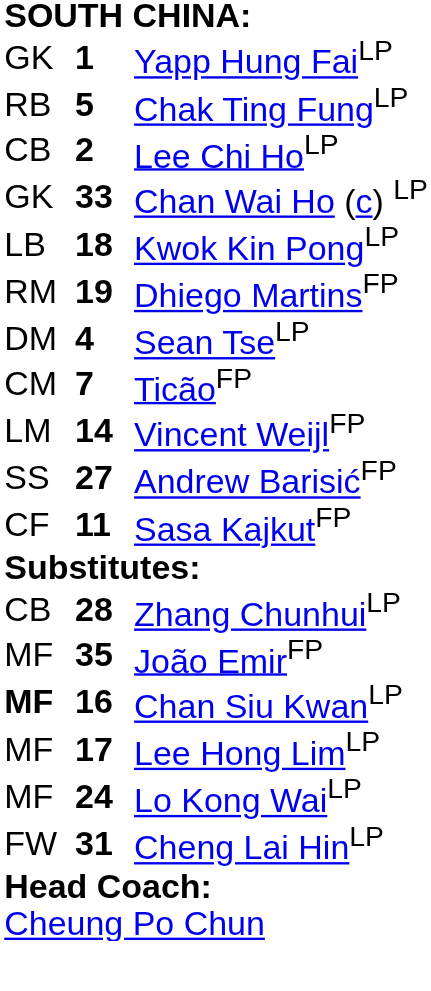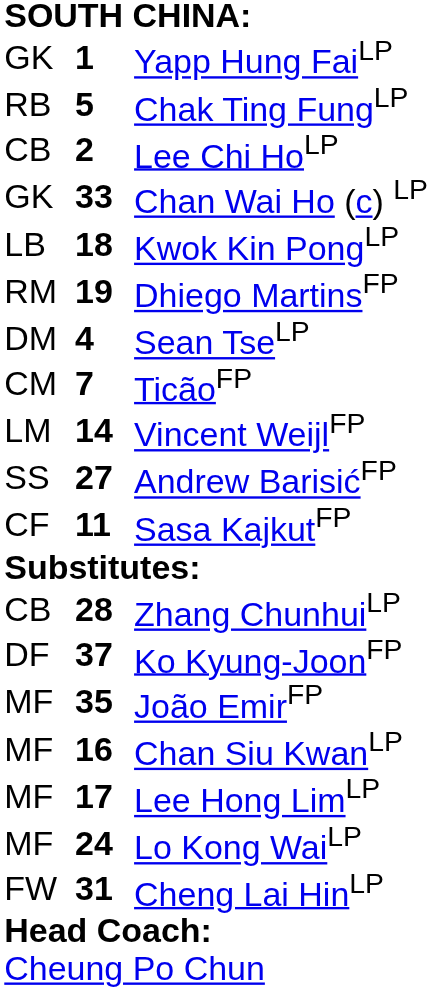+ row: (268, 656)
(29, 702) bold -> (29, 749) normal
